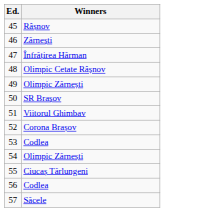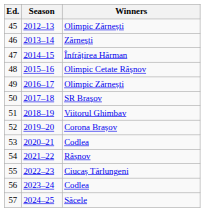+ column: (42, 12)
(37, 26) Râșnov -> (94, 26) Olimpic Zărnești
(53, 157) Olimpic Zărnești -> (77, 157) Râșnov
